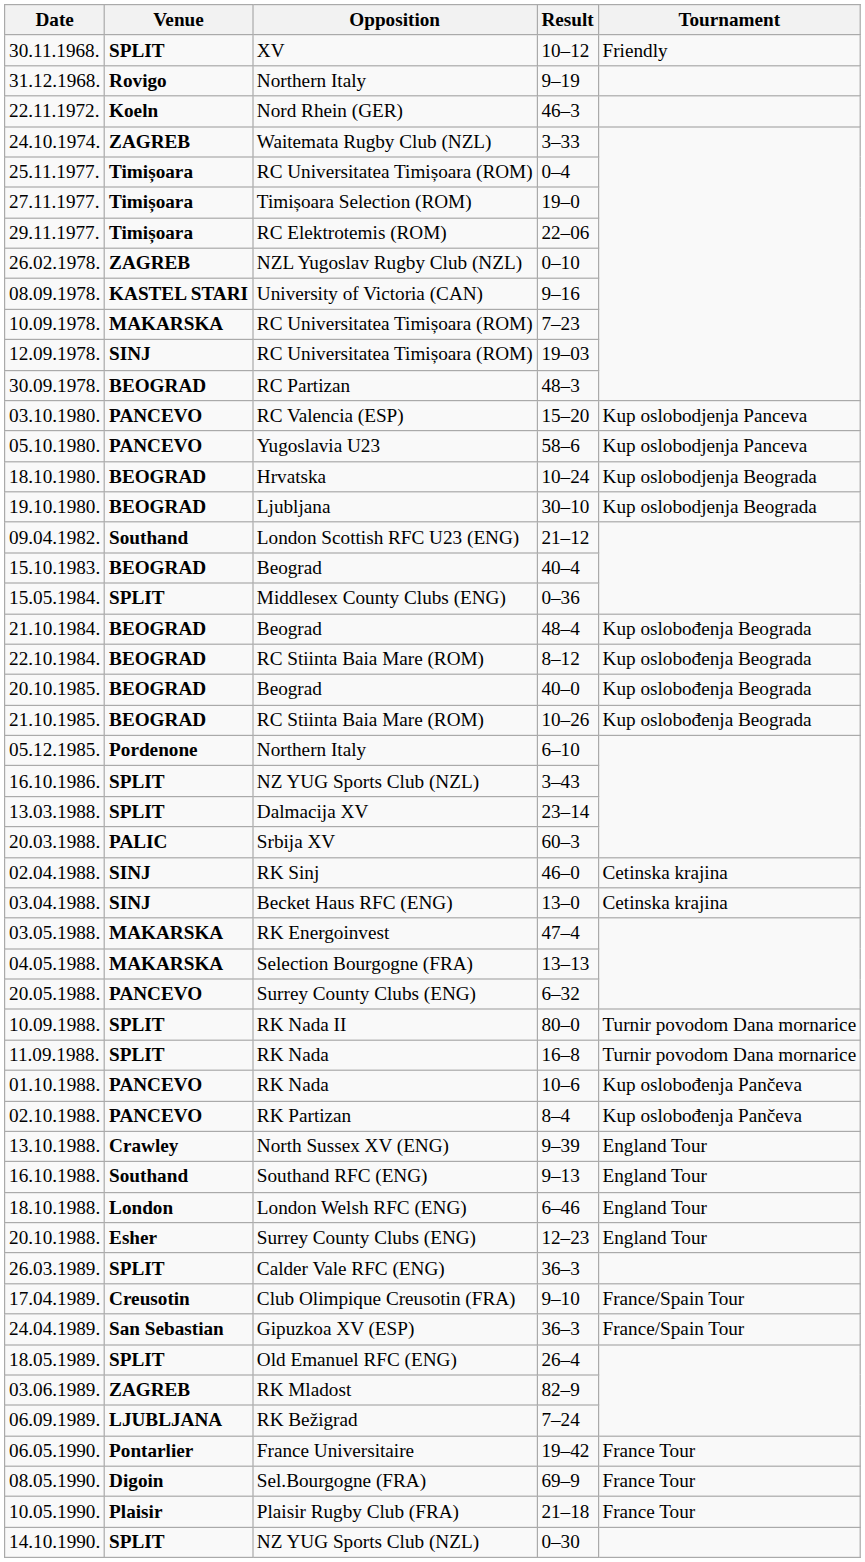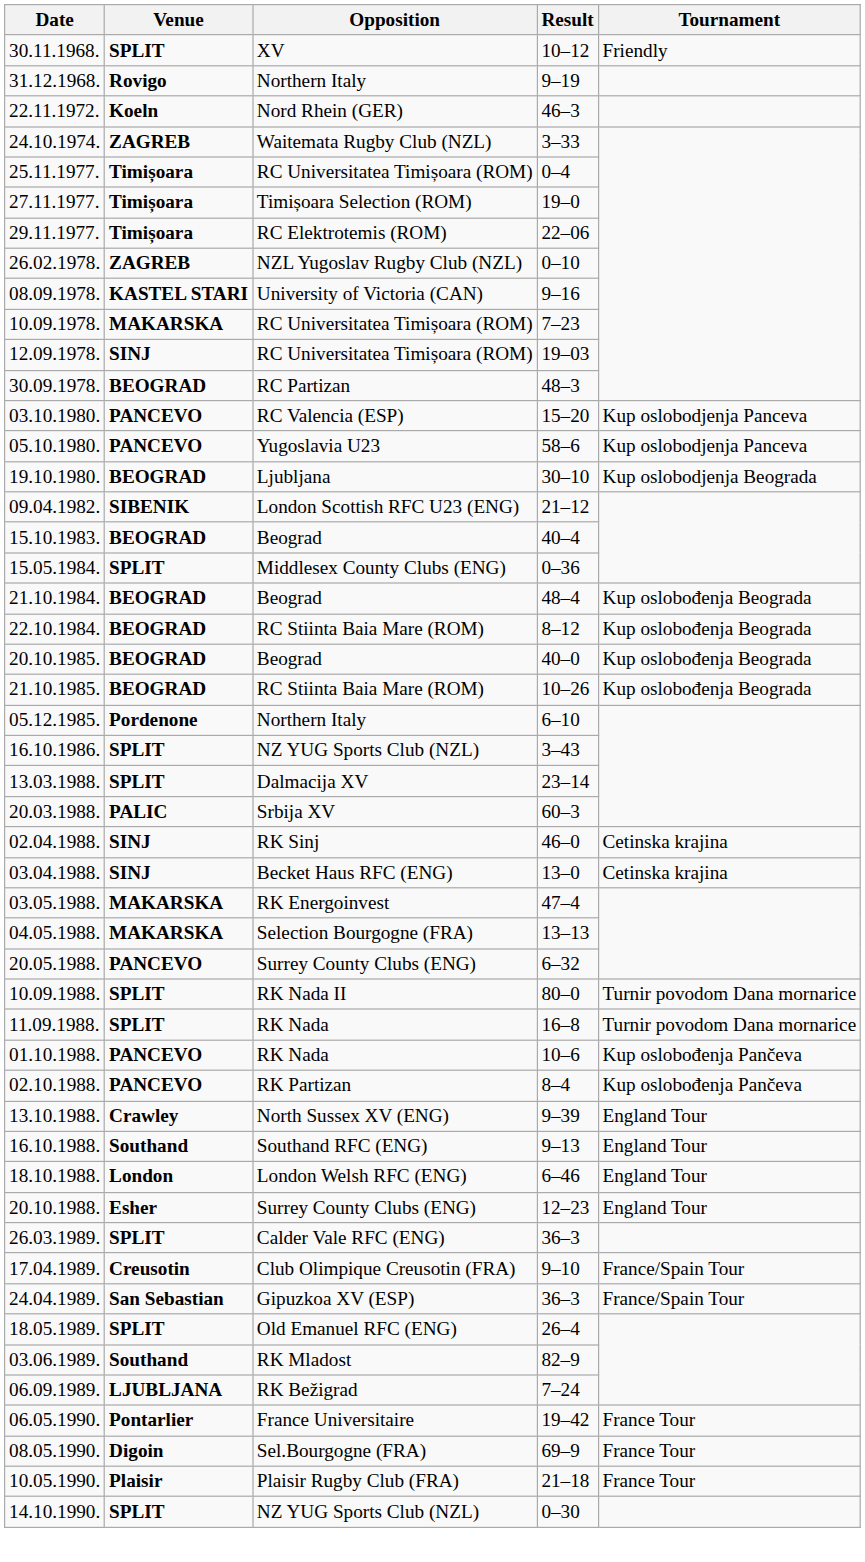- row: (55, 476)
(149, 537) Southand -> (149, 506) SIBENIK
(150, 1389) ZAGREB -> (149, 1359) Southand
